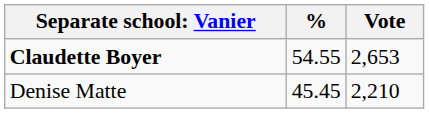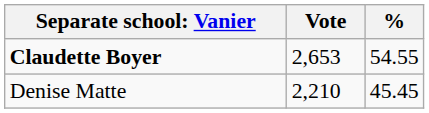columns swapped: (385, 21) <-> (316, 21)
